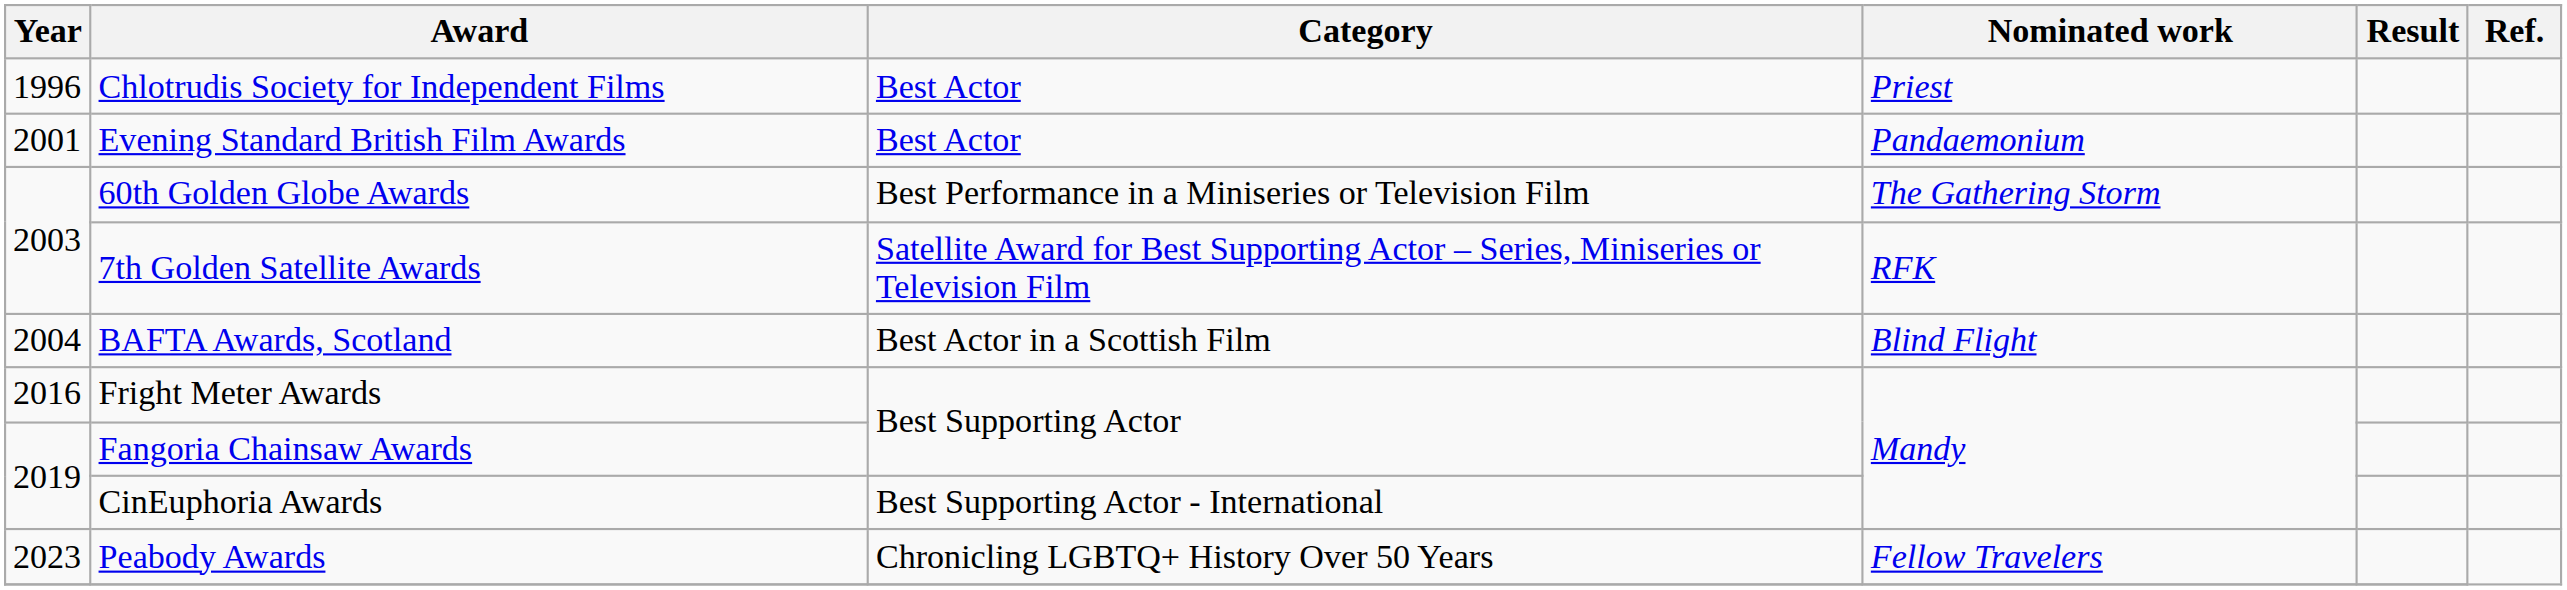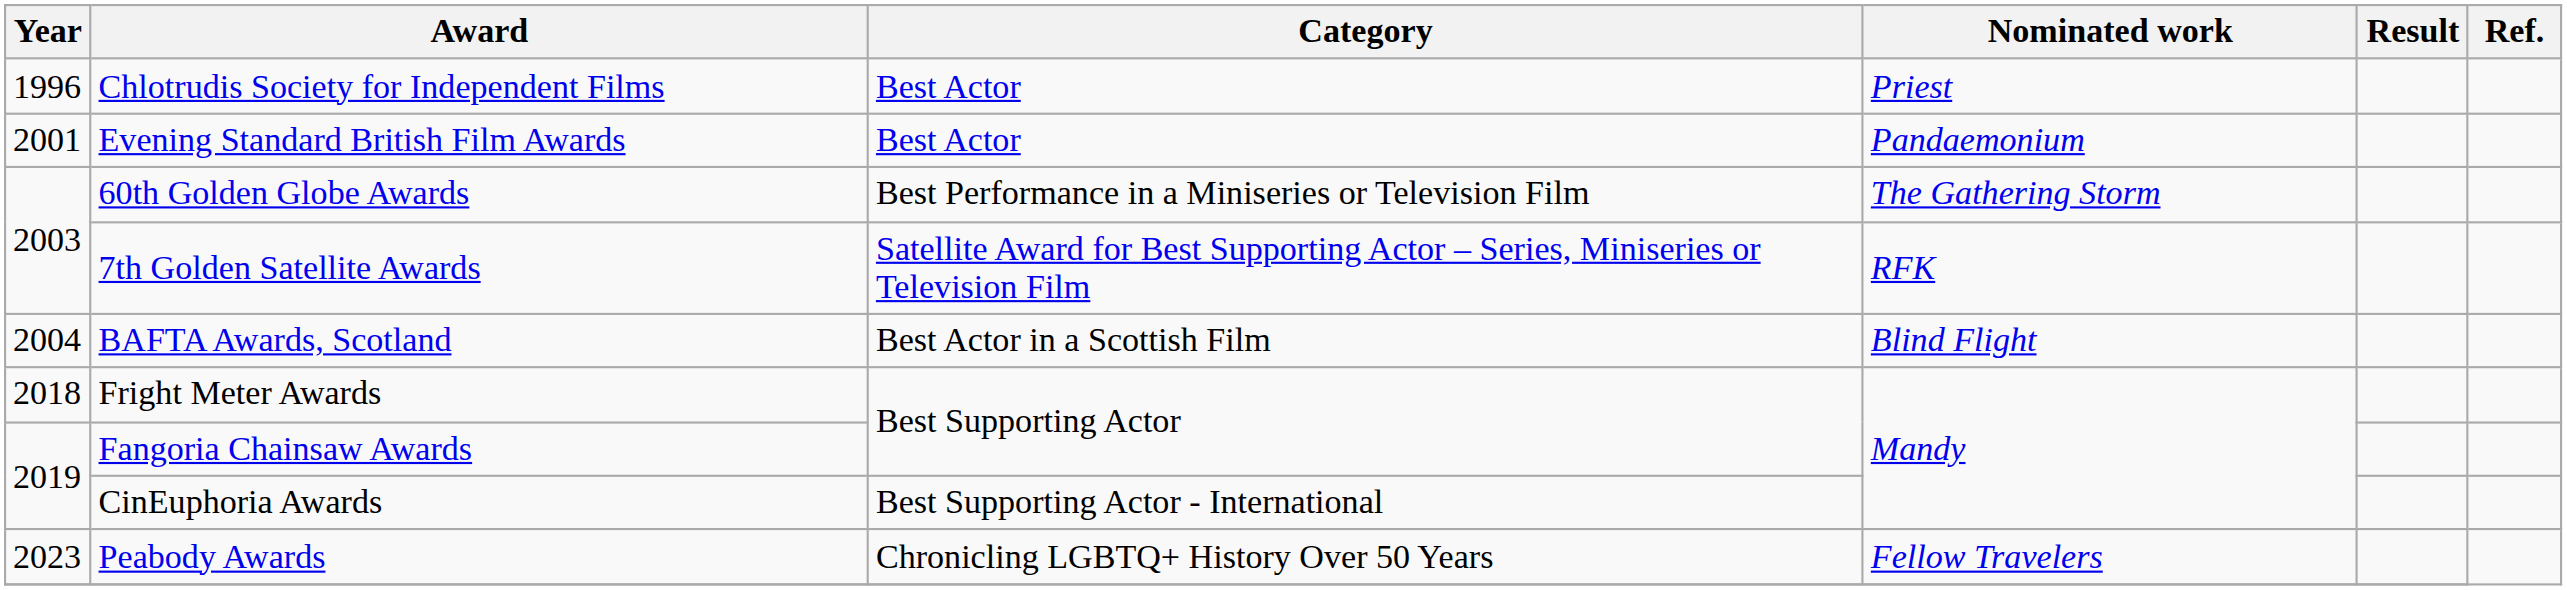(47, 394) 2016 -> (47, 394) 2018
